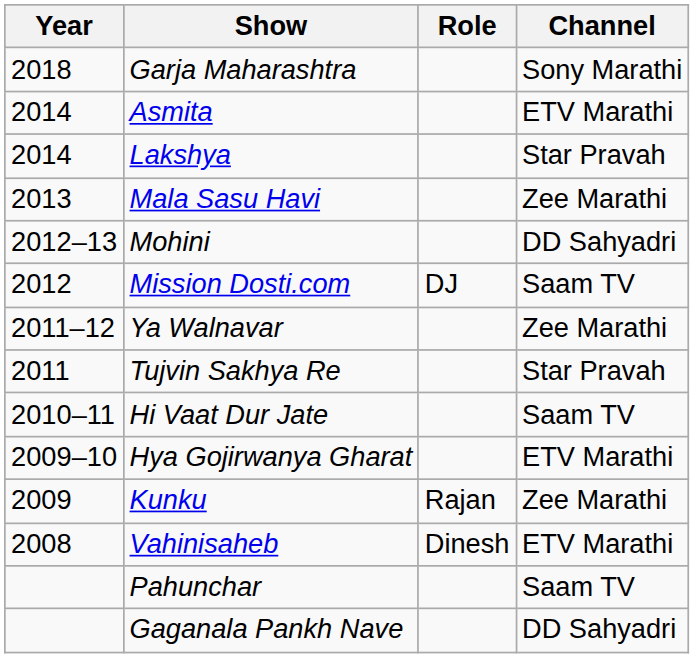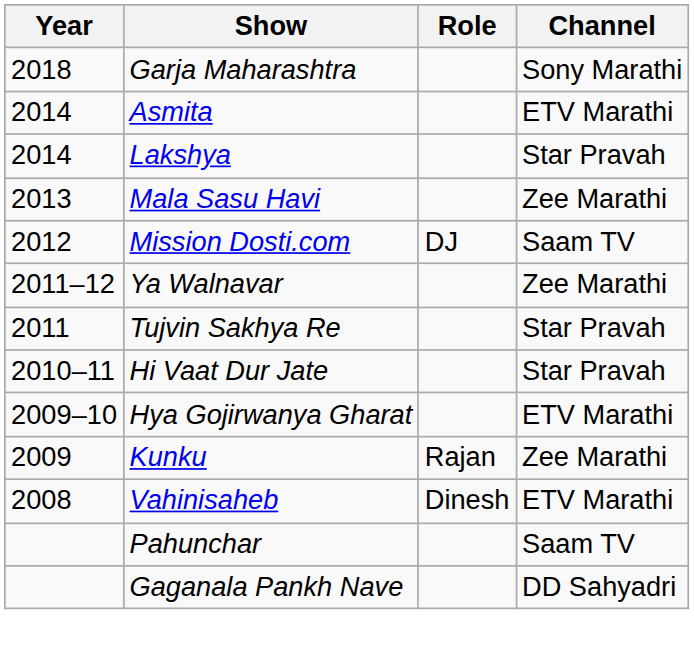- row: (170, 241)
(578, 414) Saam TV -> (594, 371) Star Pravah
